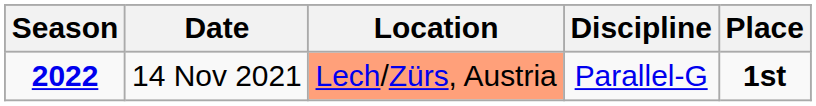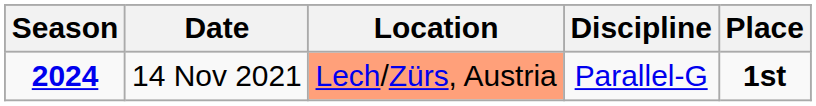(65, 75) 2022 -> (65, 75) 2024
